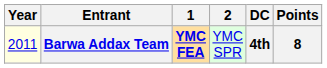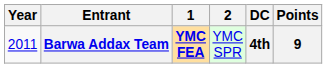(23, 44) lightyellow background -> (23, 44) no background
(298, 44) 8 -> (298, 44) 9
